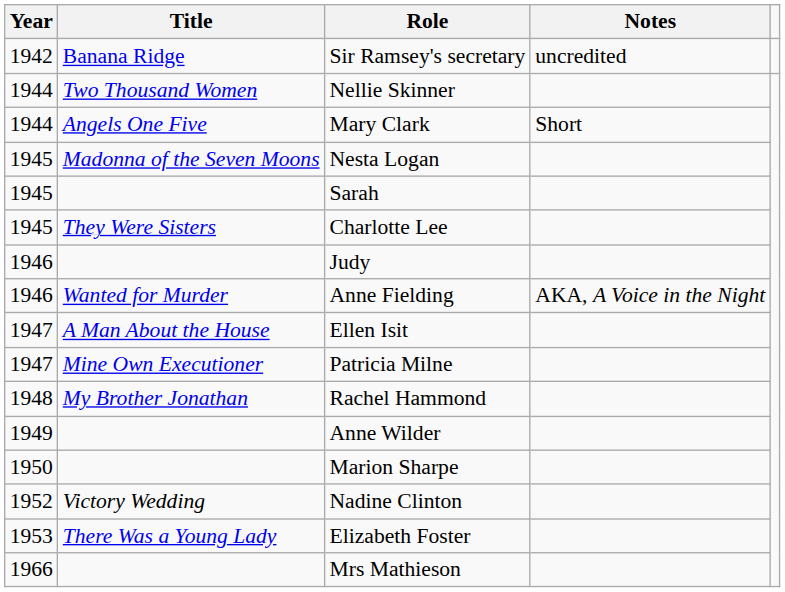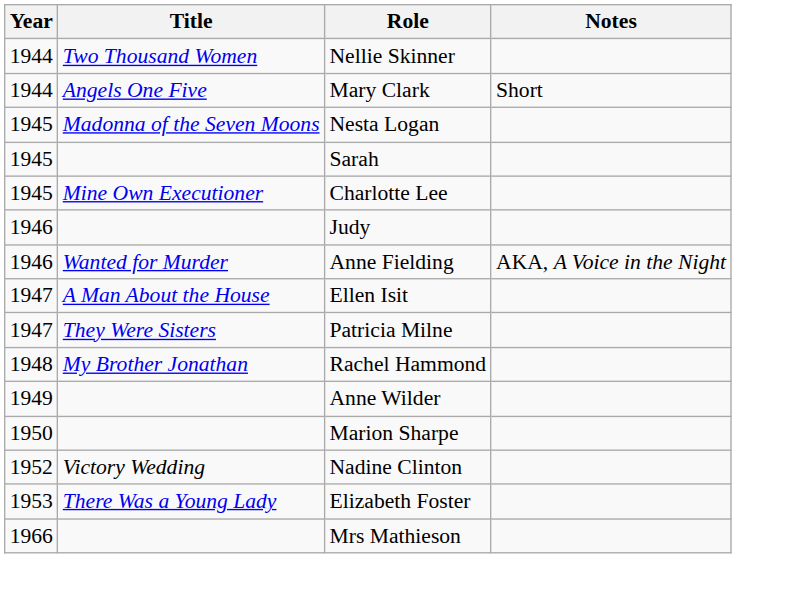- row: (427, 55)
(139, 227) They Were Sisters -> (163, 192) Mine Own Executioner
(163, 364) Mine Own Executioner -> (139, 329) They Were Sisters
